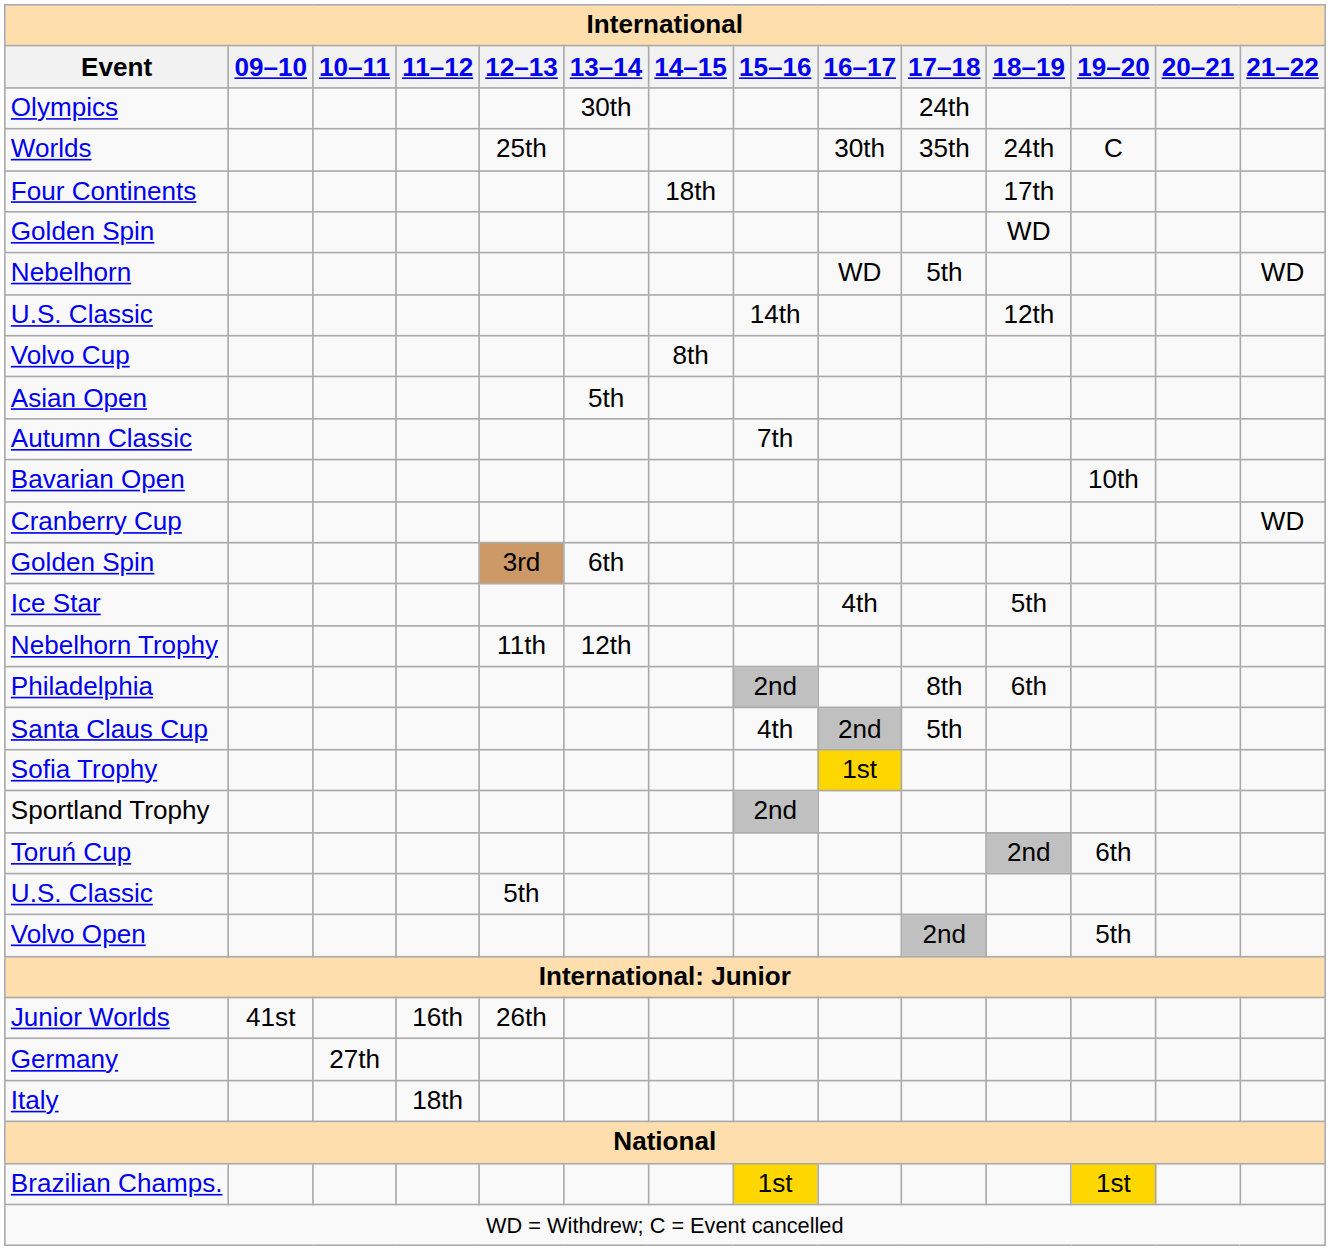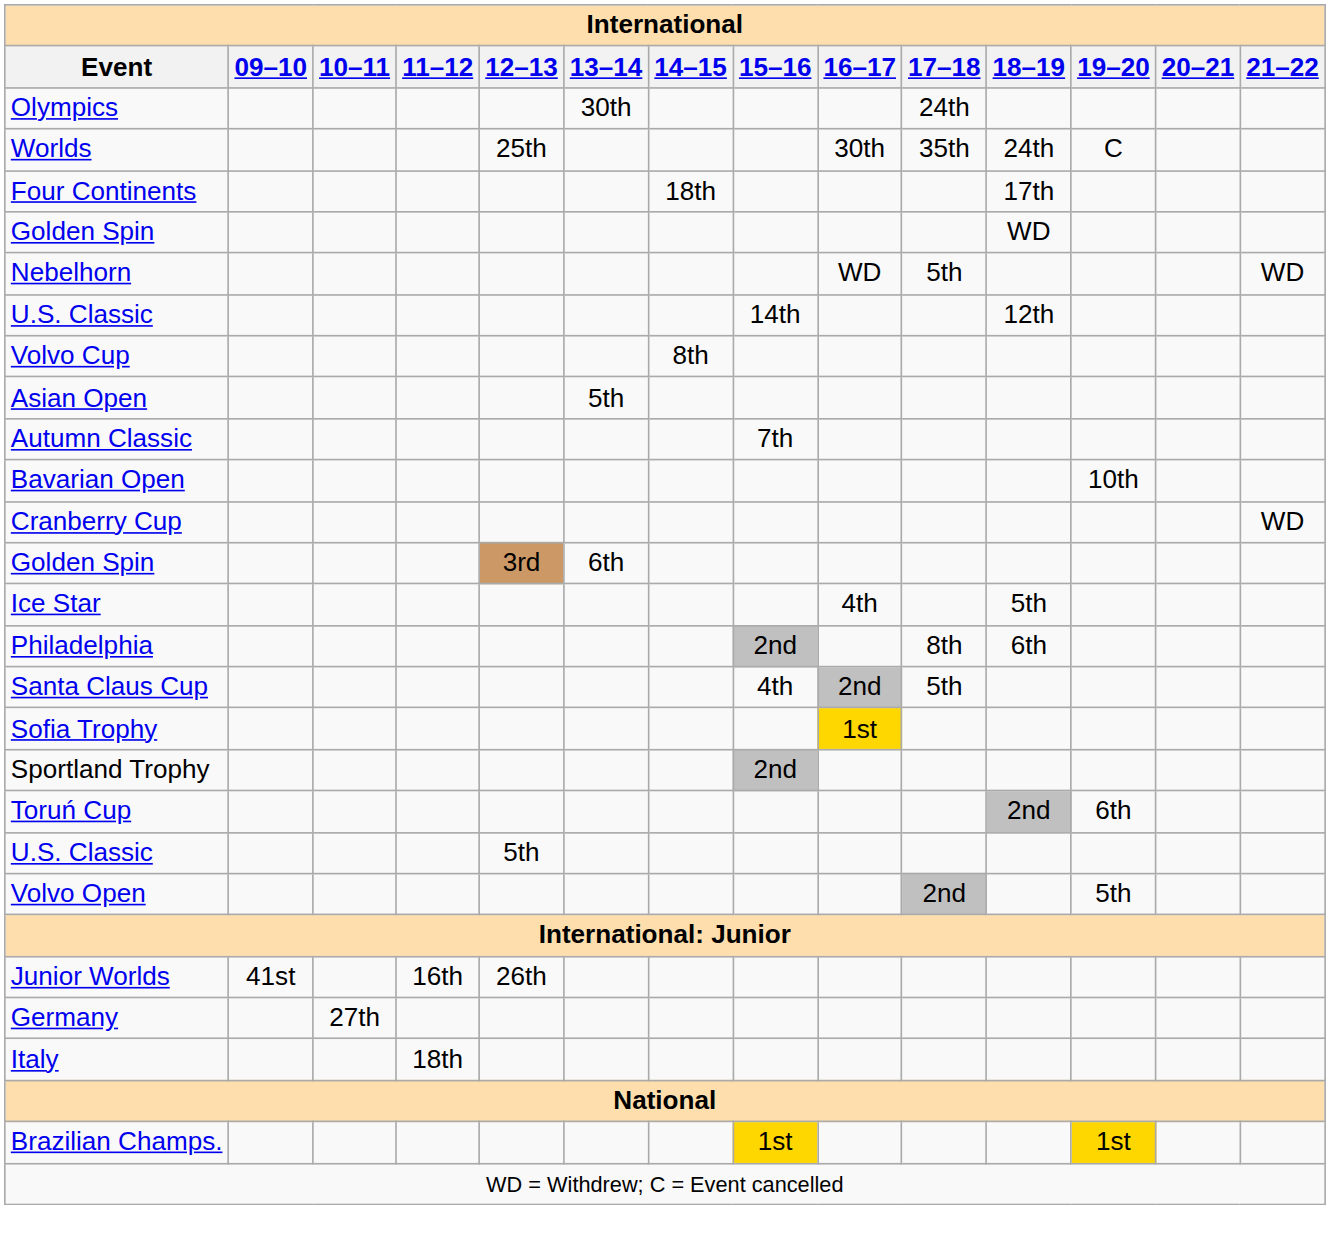- row: (114, 645)
